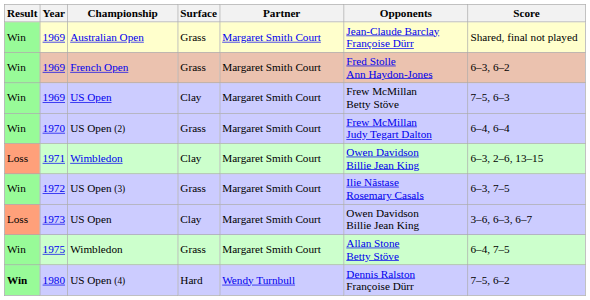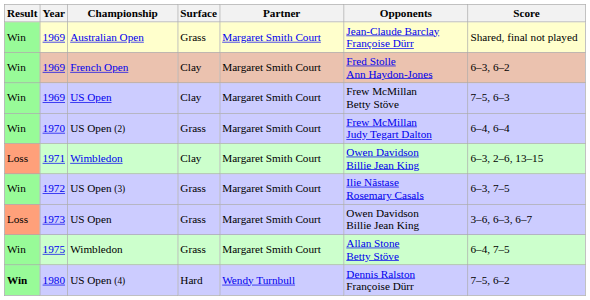(193, 67) Grass -> (191, 67) Clay
(191, 219) Clay -> (193, 219) Grass
